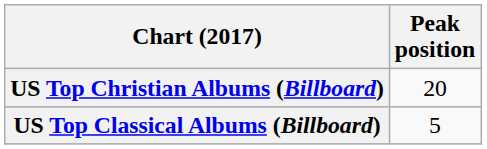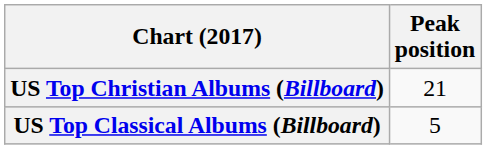(435, 87) 20 -> (435, 87) 21
